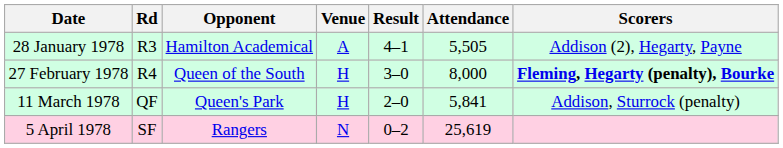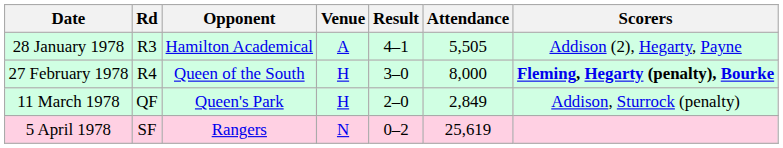(468, 102) 5,841 -> (468, 102) 2,849
